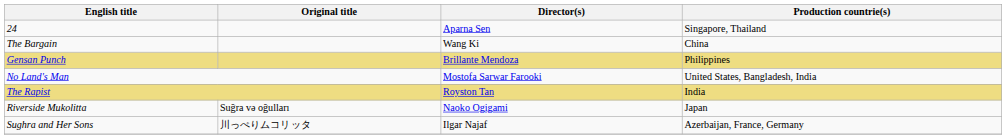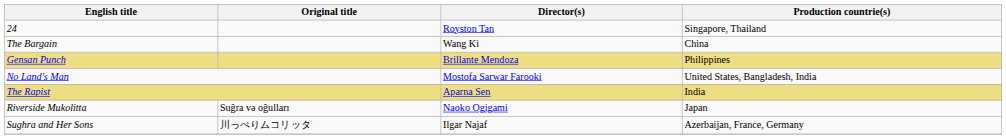(467, 28) Aparna Sen -> (469, 28) Royston Tan
(469, 92) Royston Tan -> (467, 92) Aparna Sen
